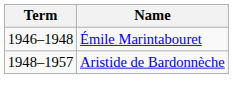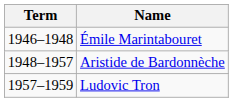+ row: (120, 85)
